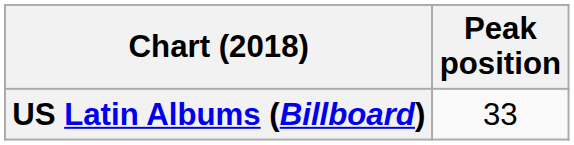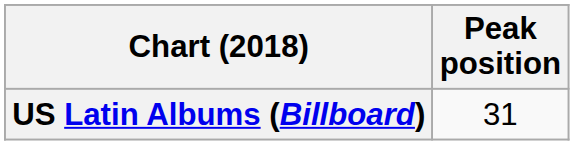(500, 113) 33 -> (500, 113) 31
